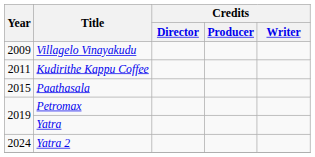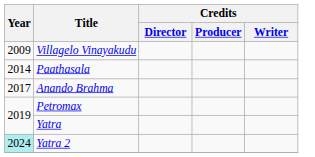- row: (93, 69)
(19, 87) 2015 -> (19, 69) 2014
+ row: (75, 87)
(19, 143) no background -> (19, 143) paleturquoise background
